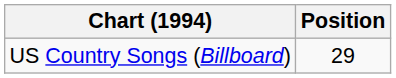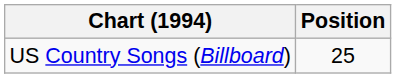(343, 55) 29 -> (343, 55) 25
